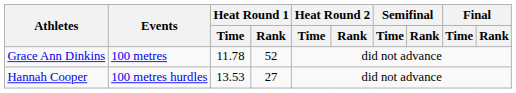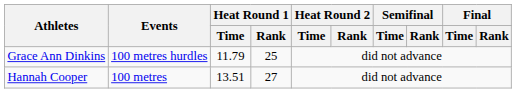(139, 57) 100 metres -> (159, 57) 100 metres hurdles
(230, 57) 11.78 -> (230, 57) 11.79
(271, 57) 52 -> (271, 57) 25
(159, 78) 100 metres hurdles -> (139, 78) 100 metres
(230, 78) 13.53 -> (230, 78) 13.51
